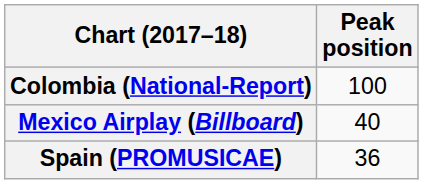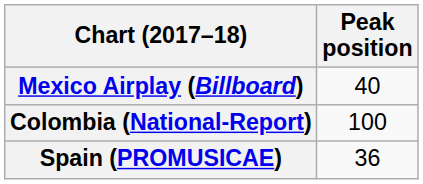rows swapped: (161, 85) <-> (161, 122)
